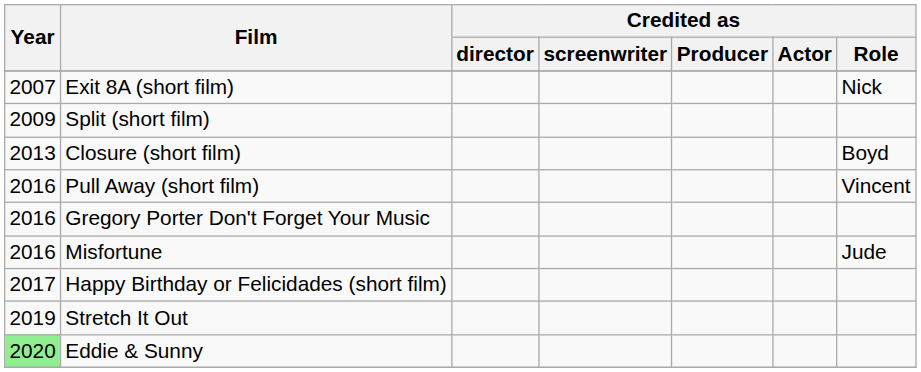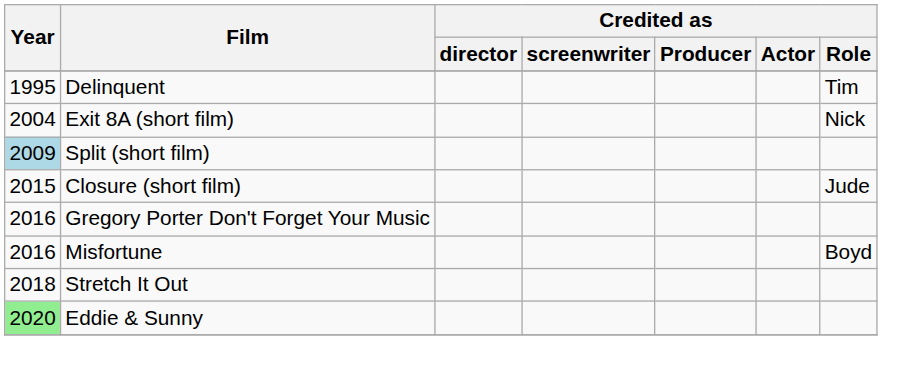+ row: (115, 86)
(33, 86) 2007 -> (33, 119) 2004
(33, 119) no background -> (33, 152) lightblue background
(33, 152) 2013 -> (33, 185) 2015
(865, 152) Boyd -> (847, 185) Jude
- row: (162, 185)
(864, 251) Jude -> (848, 251) Boyd
- row: (256, 284)
(33, 317) 2019 -> (33, 284) 2018
